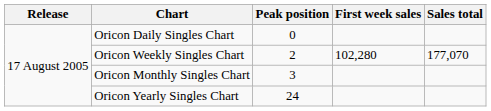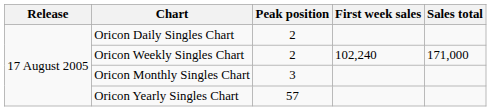(292, 34) 0 -> (292, 34) 2
(356, 55) 102,280 -> (356, 55) 102,240
(448, 55) 177,070 -> (448, 55) 171,000
(292, 95) 24 -> (292, 95) 57
